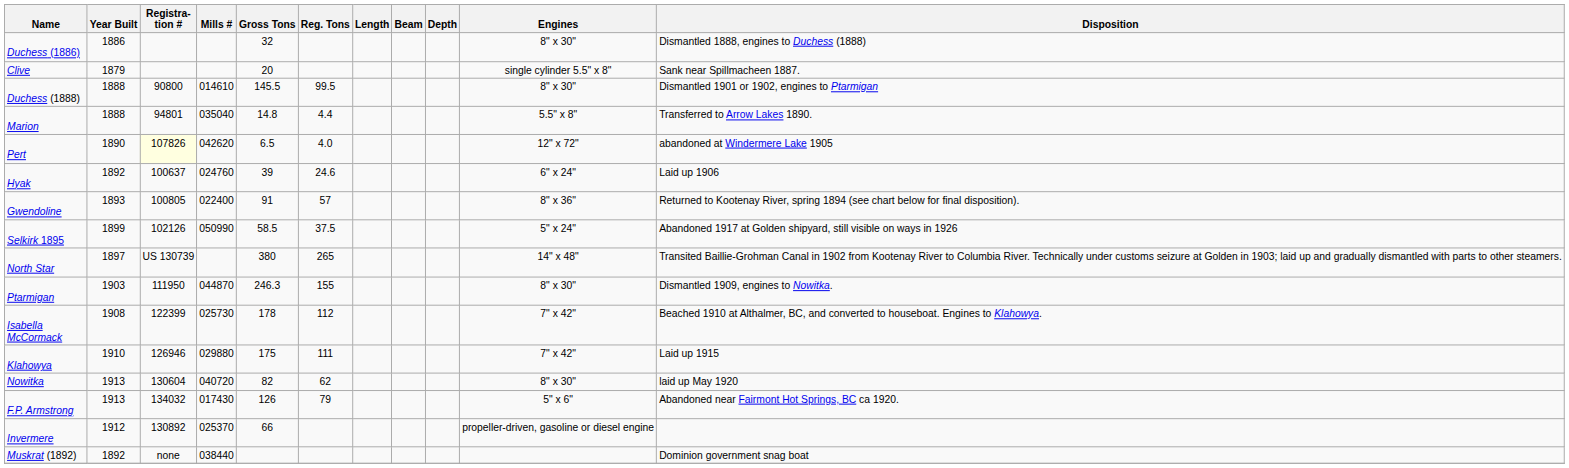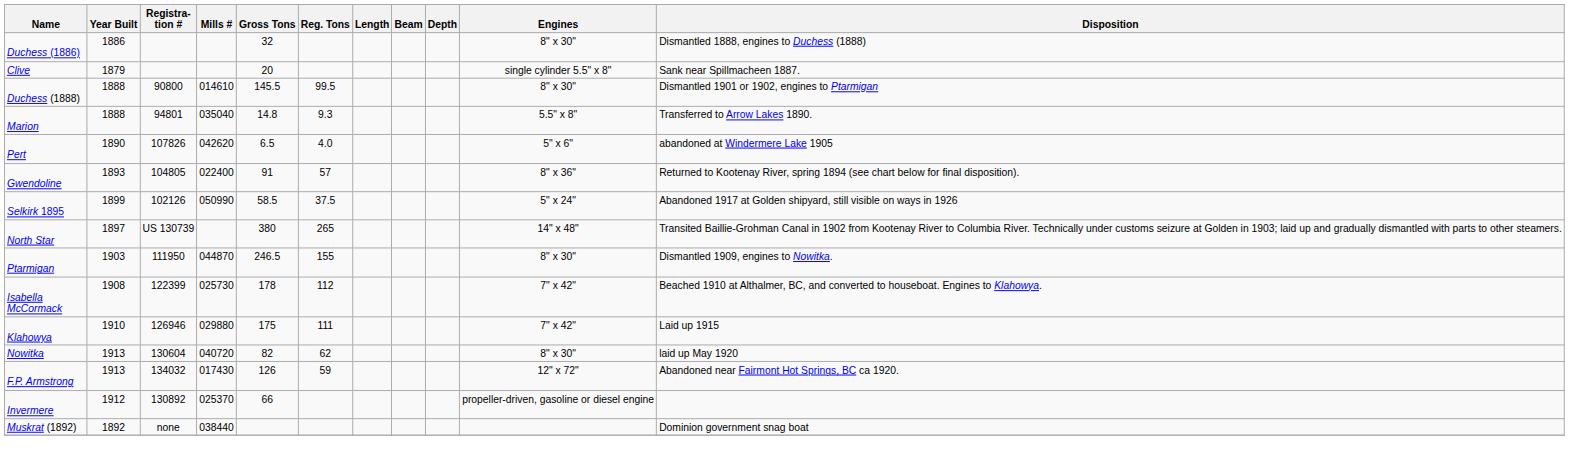(325, 115) 4.4 -> (325, 115) 9.3
(168, 143) lightyellow background -> (168, 143) no background
(558, 143) 12" x 72" -> (558, 143) 5" x 6"
- row: (19, 183)
(168, 200) 100805 -> (168, 171) 104805
(267, 285) 246.3 -> (267, 257) 246.5
(325, 398) 79 -> (325, 370) 59
(558, 398) 5" x 6" -> (558, 370) 12" x 72"
